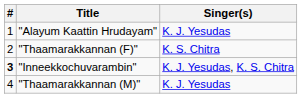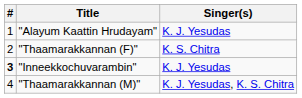(228, 67) K. J. Yesudas, K. S. Chitra -> (196, 67) K. J. Yesudas
(196, 85) K. J. Yesudas -> (228, 85) K. J. Yesudas, K. S. Chitra
